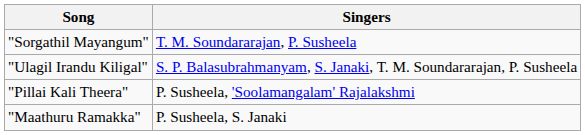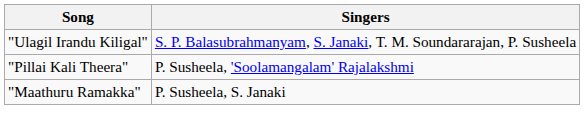- row: (78, 42)
